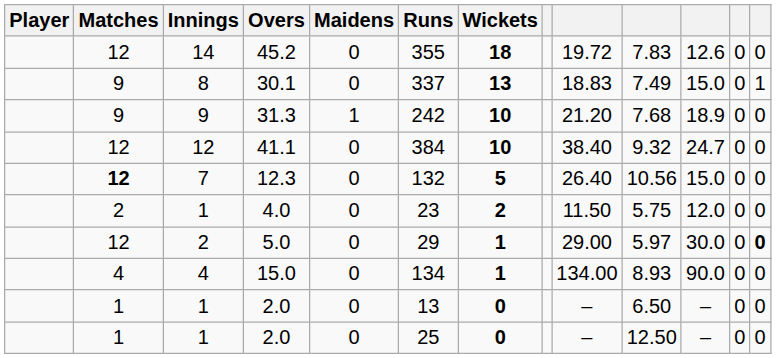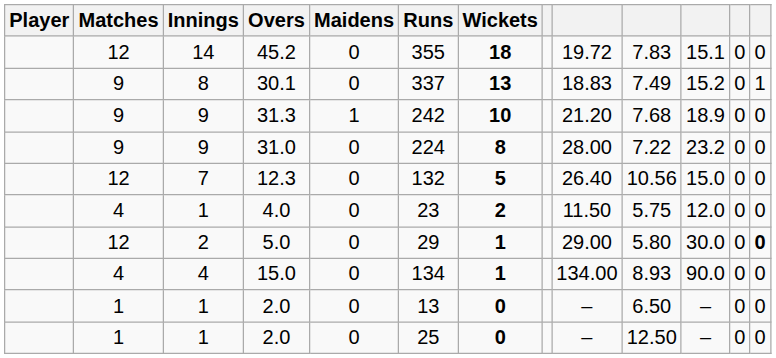(705, 52) 12.6 -> (705, 52) 15.1
(705, 83) 15.0 -> (705, 83) 15.2
- row: (203, 147)
+ row: (203, 147)
(119, 178) bold -> (119, 178) normal
(119, 210) 2 -> (119, 210) 4
(652, 242) 5.97 -> (652, 242) 5.80
